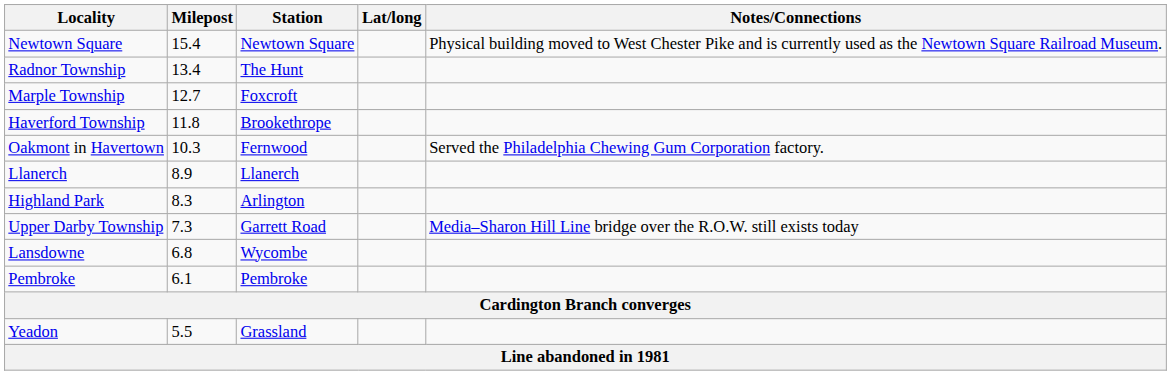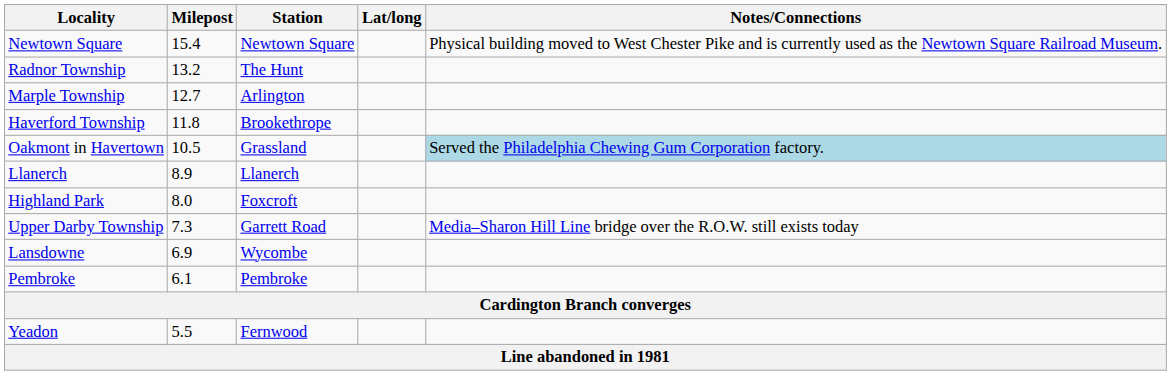(186, 69) 13.4 -> (186, 69) 13.2
(269, 95) Foxcroft -> (273, 95) Arlington
(186, 148) 10.3 -> (186, 148) 10.5
(274, 148) Fernwood -> (273, 148) Grassland
(627, 148) no background -> (627, 148) lightblue background
(182, 200) 8.3 -> (182, 200) 8.0
(273, 200) Arlington -> (269, 200) Foxcroft
(182, 252) 6.8 -> (182, 252) 6.9
(273, 331) Grassland -> (274, 331) Fernwood
